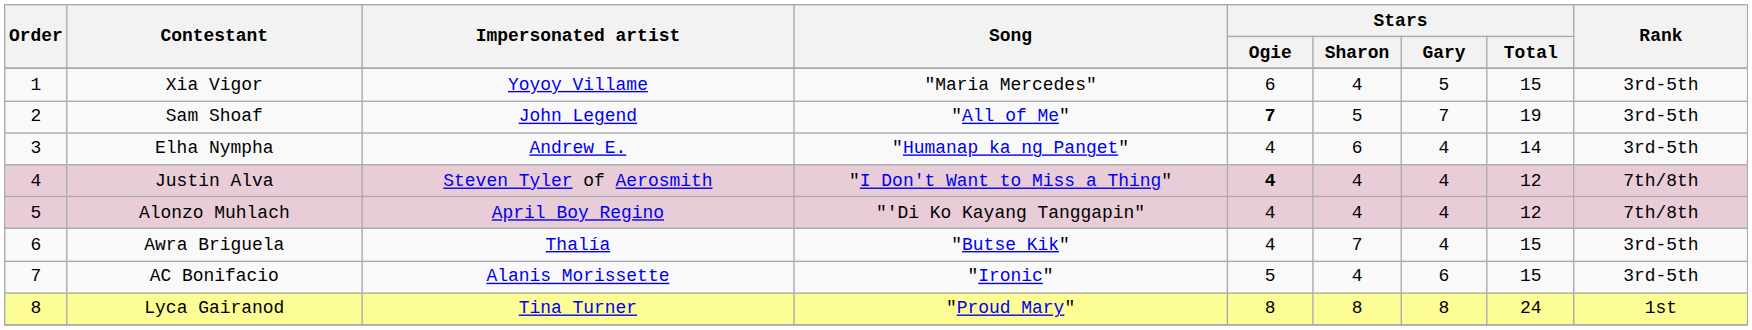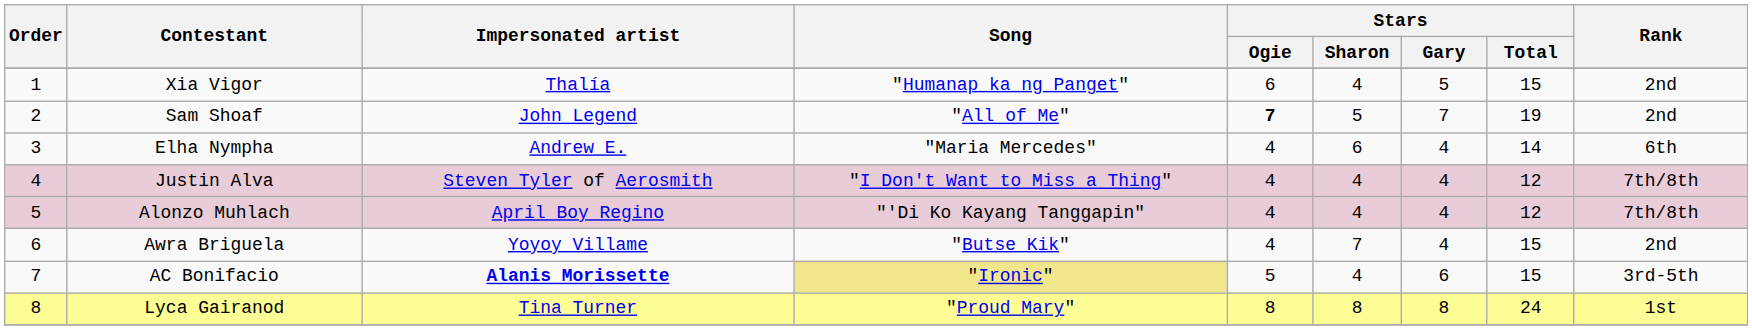(578, 85) Yoyoy Villame -> (578, 85) Thalía
(1011, 85) "Maria Mercedes" -> (1011, 85) "Humanap ka ng Panget"
(1661, 85) 3rd-5th -> (1661, 85) 2nd
(1661, 117) 3rd-5th -> (1661, 117) 2nd
(1011, 149) "Humanap ka ng Panget" -> (1011, 149) "Maria Mercedes"
(1661, 149) 3rd-5th -> (1661, 149) 6th
(1270, 181) bold -> (1270, 181) normal
(578, 245) Thalía -> (578, 245) Yoyoy Villame
(1661, 245) 3rd-5th -> (1661, 245) 2nd
(578, 277) normal -> (578, 277) bold
(1011, 277) no background -> (1011, 277) khaki background
